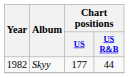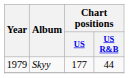(17, 64) 1982 -> (17, 64) 1979
